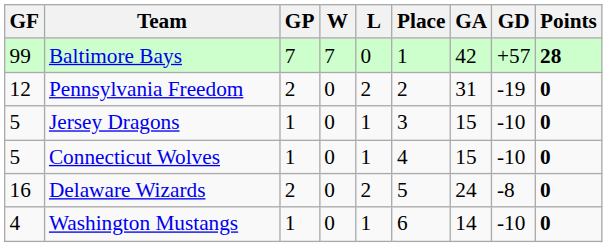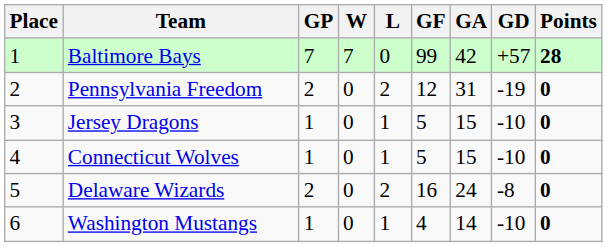columns swapped: (421, 21) <-> (24, 21)
